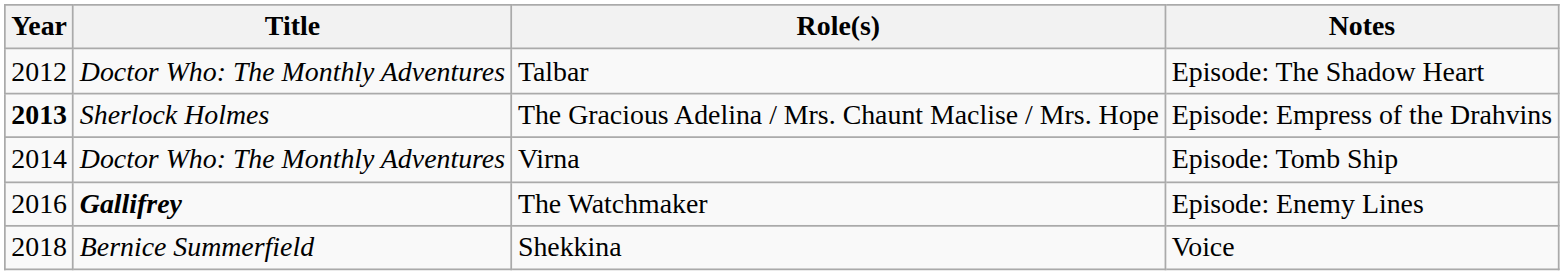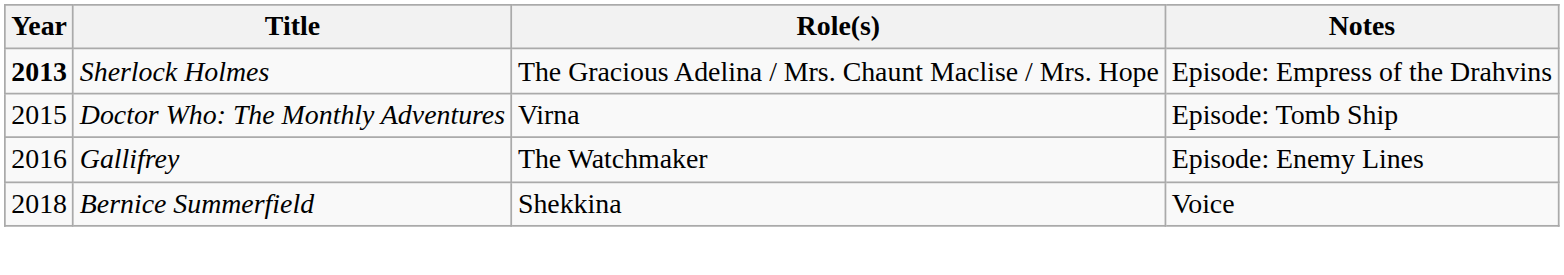- row: (553, 70)
(39, 159) 2014 -> (39, 114) 2015
(131, 203) bold -> (130, 159) normal
